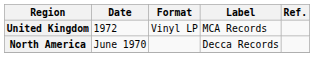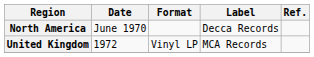rows swapped: (48, 44) <-> (48, 28)
